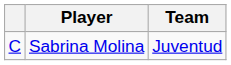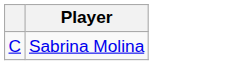- column: (187, 18)
